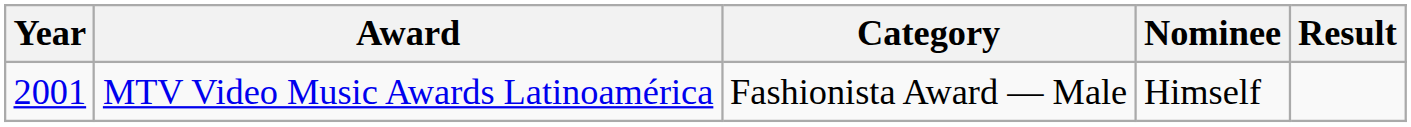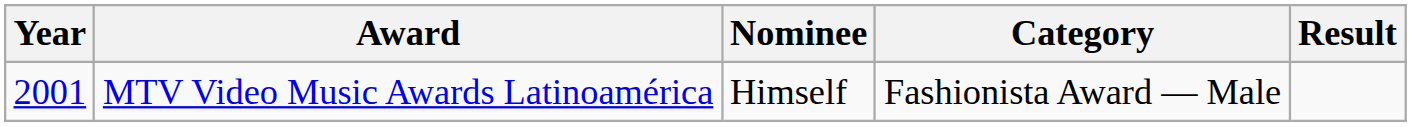columns swapped: (929, 33) <-> (1213, 33)
